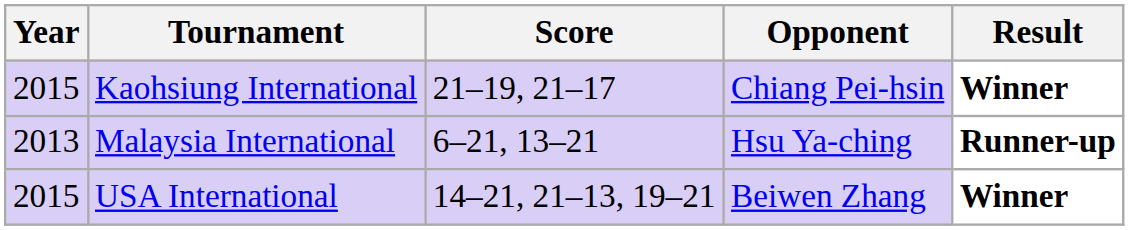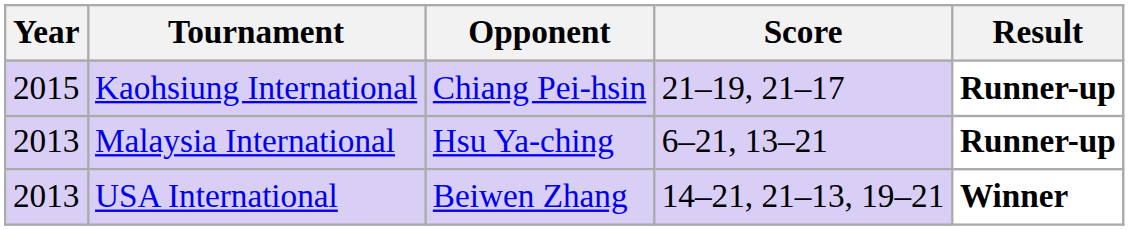columns swapped: (838, 32) <-> (574, 32)
(1014, 87) Winner -> (1038, 87) Runner-up
(46, 196) 2015 -> (46, 196) 2013
